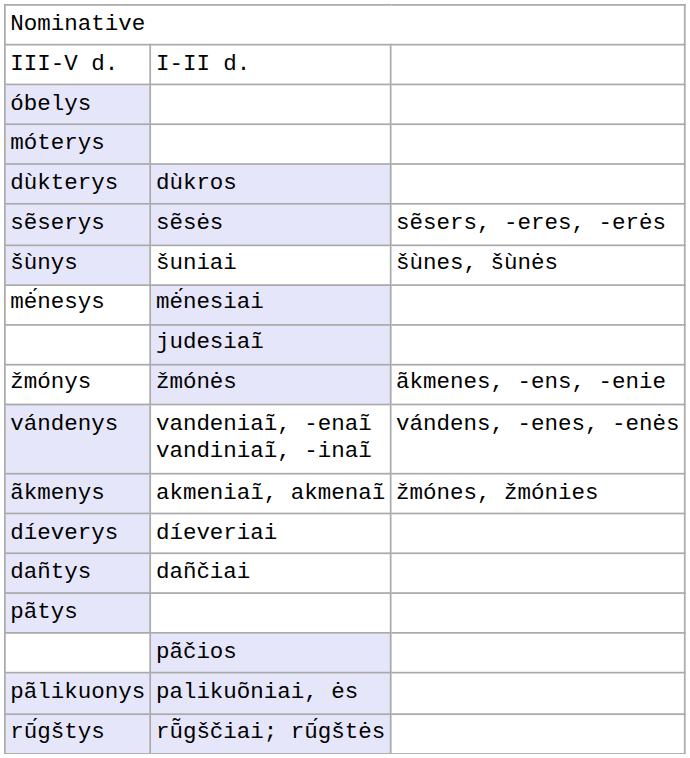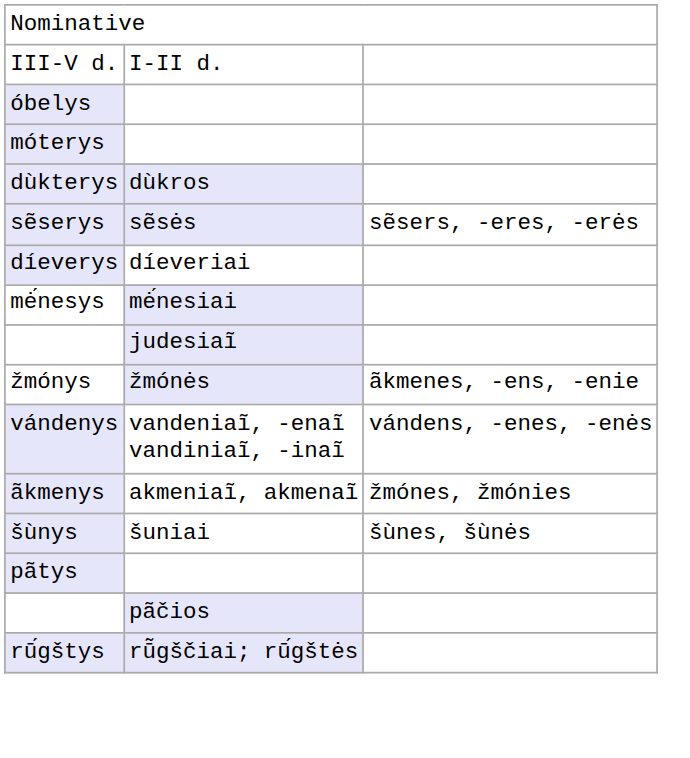rows swapped: (64, 532) <-> (44, 263)
- row: (51, 572)
- row: (78, 692)
